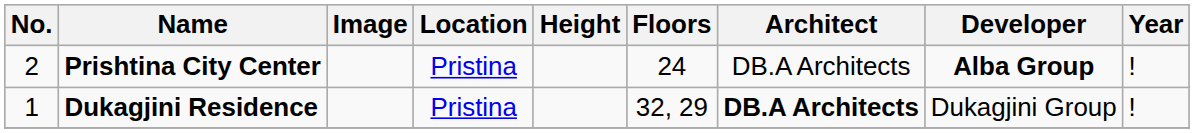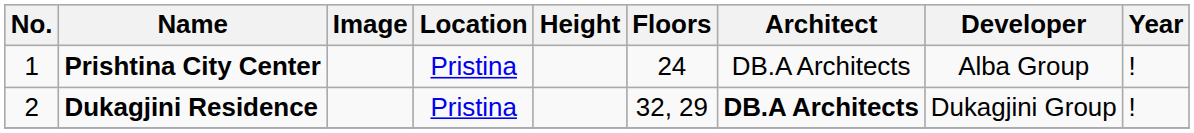(32, 66) 2 -> (32, 66) 1
(1024, 66) bold -> (1024, 66) normal
(32, 107) 1 -> (32, 107) 2
